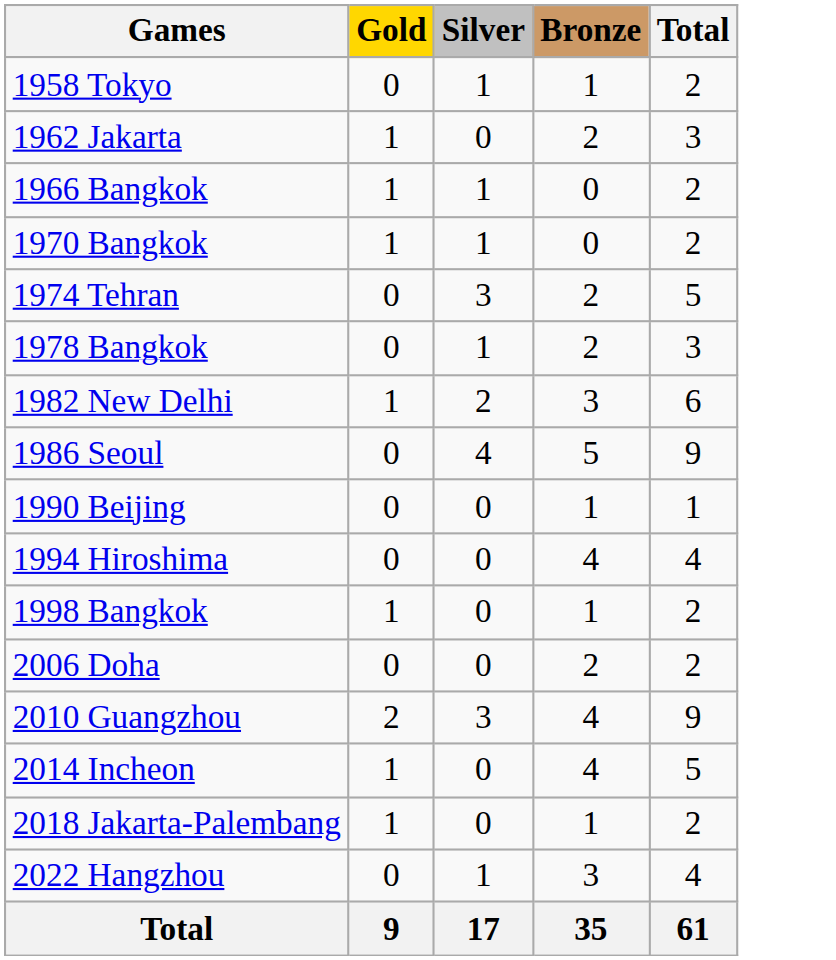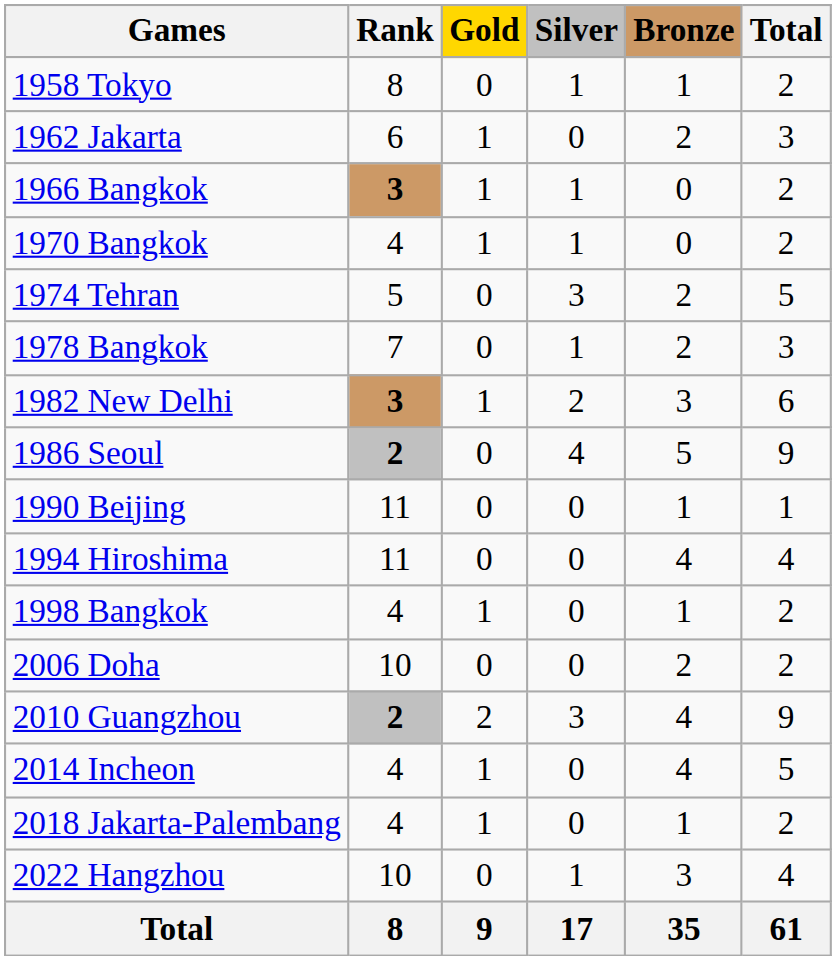+ column: (395, 30)
